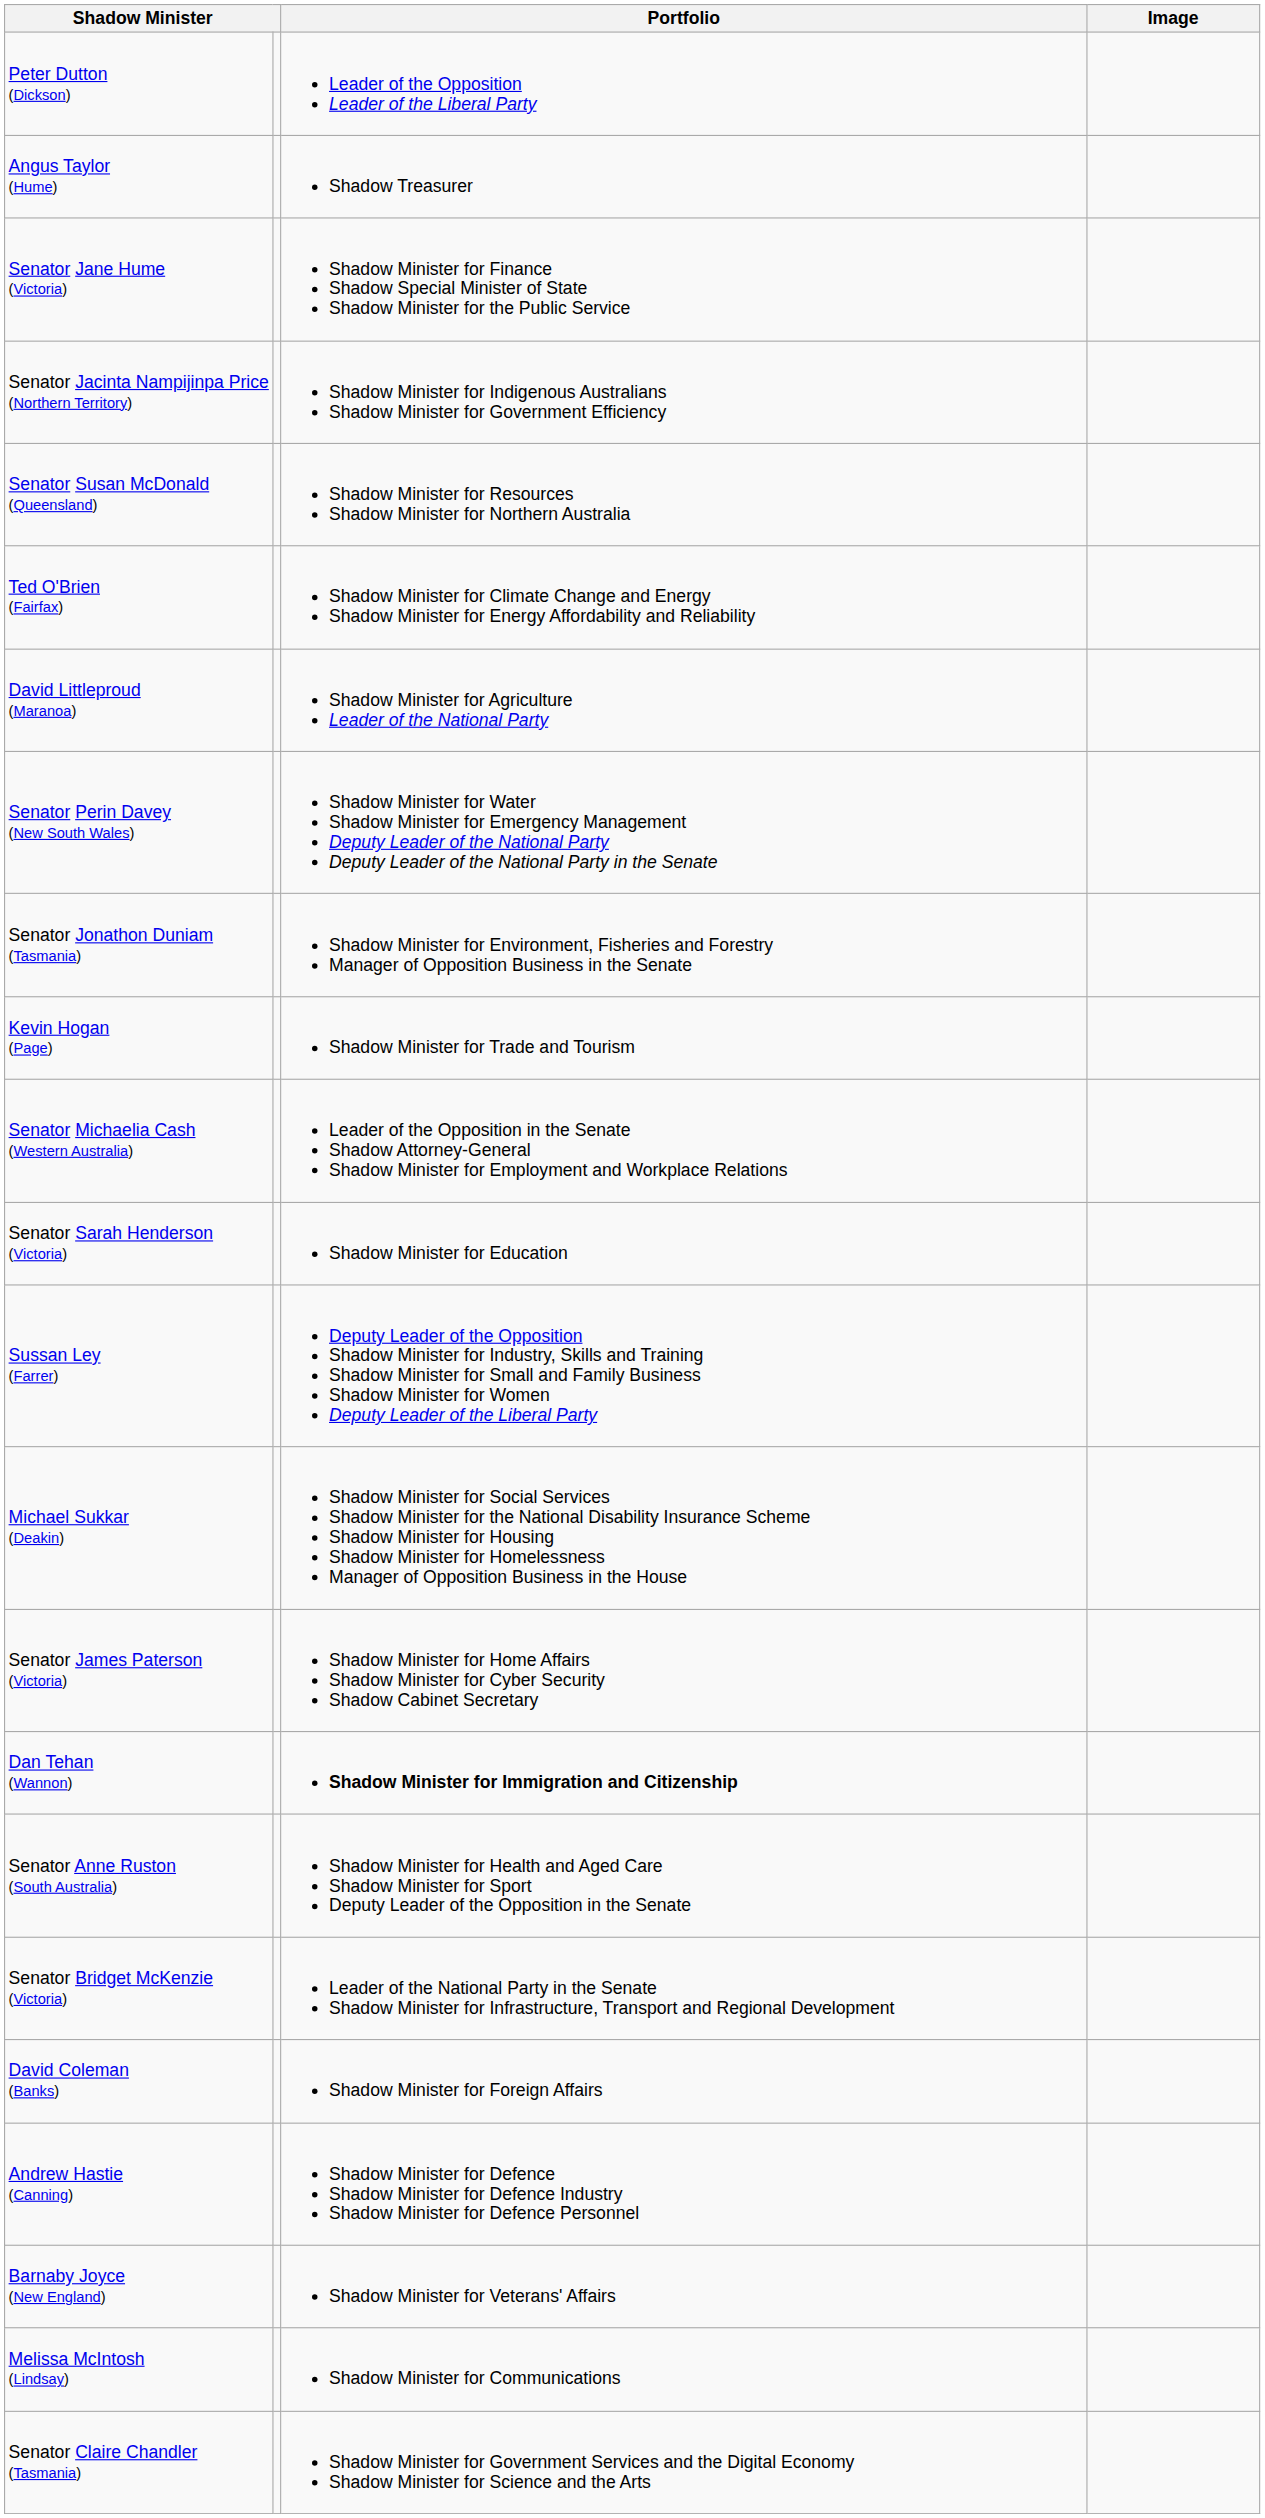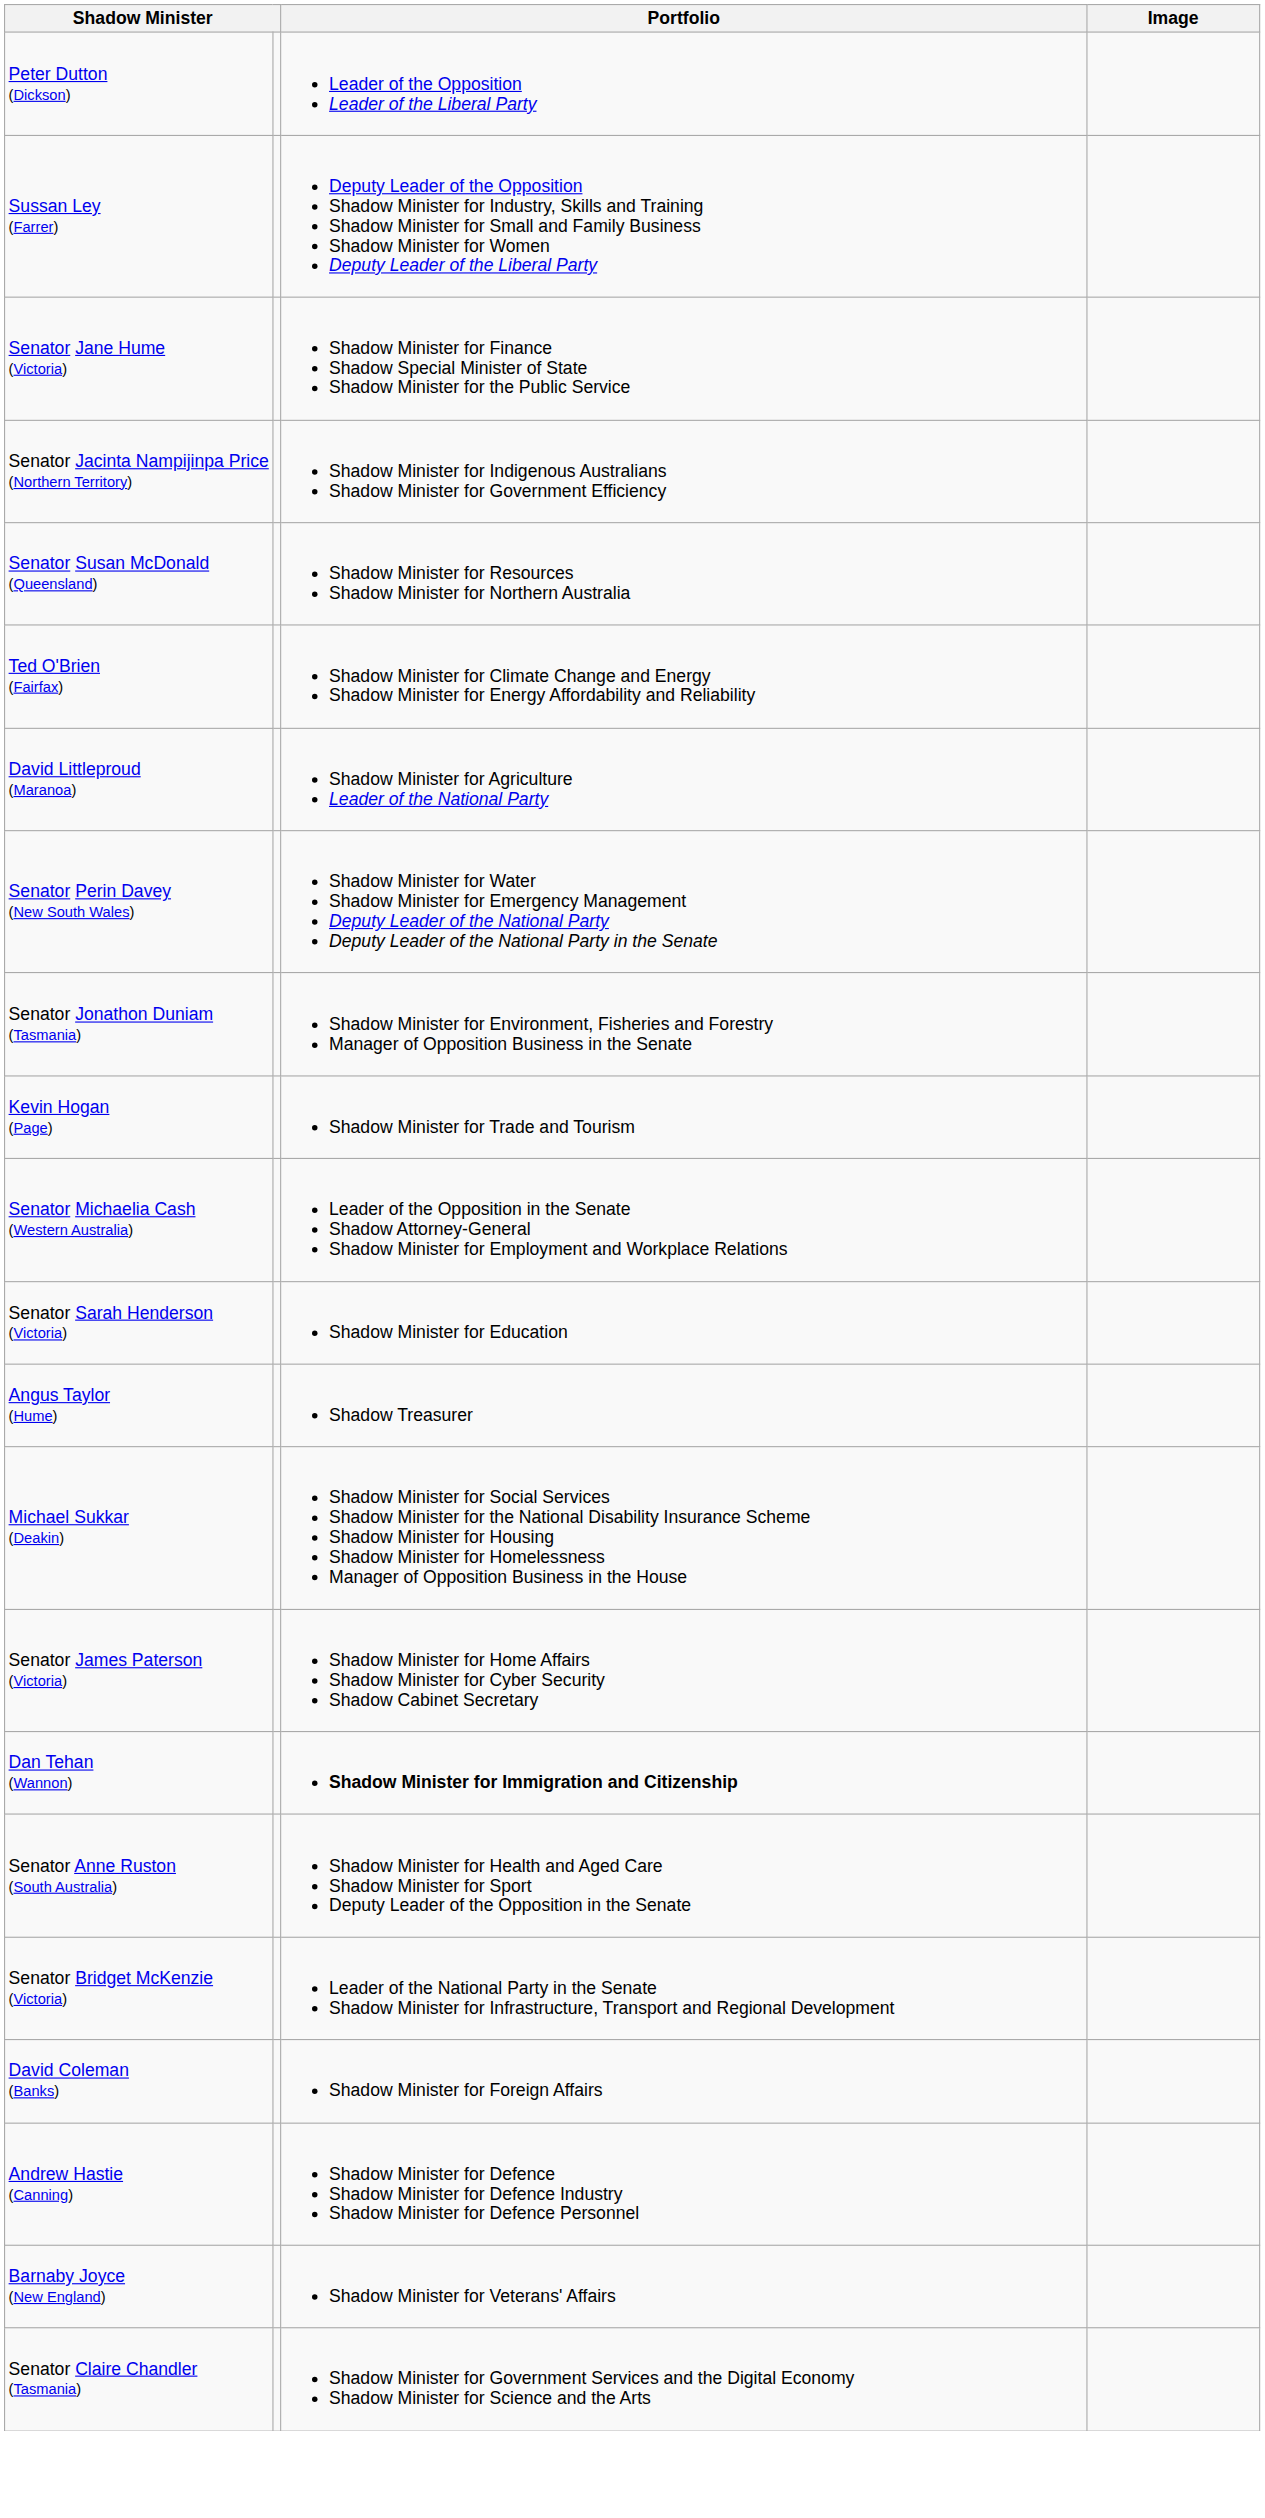rows swapped: (55, 1365) <-> (59, 176)
- row: (77, 2369)
